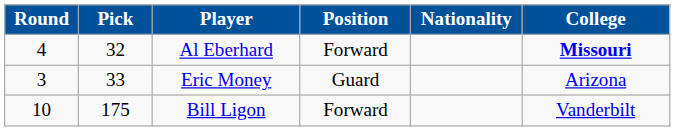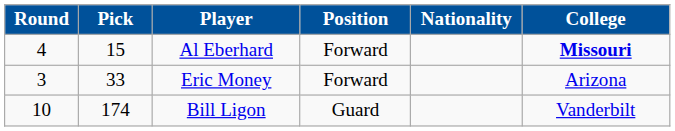(115, 49) 32 -> (115, 49) 15
(356, 79) Guard -> (356, 79) Forward
(115, 110) 175 -> (115, 110) 174
(356, 110) Forward -> (356, 110) Guard
